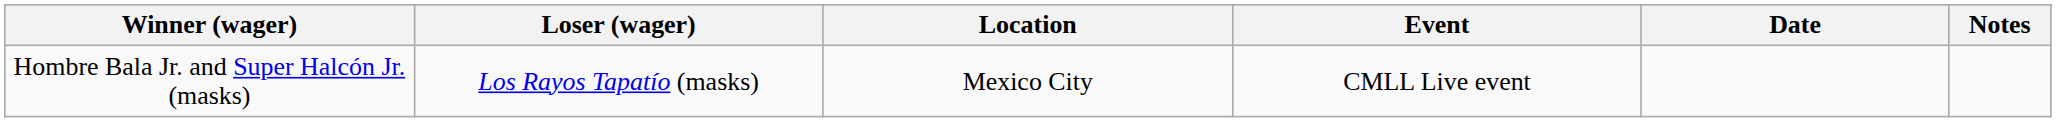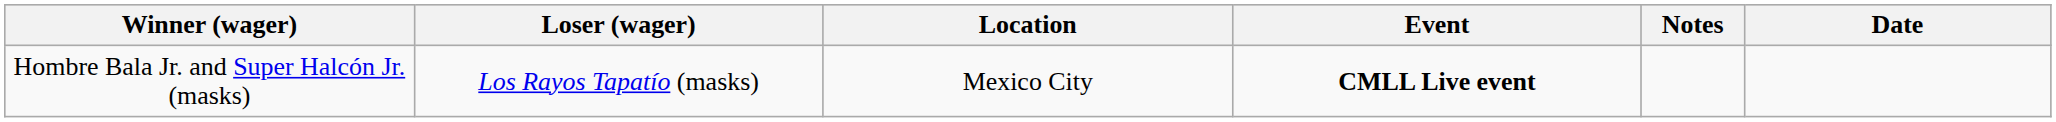columns swapped: (1795, 25) <-> (2000, 25)
(1437, 80) normal -> (1437, 80) bold
